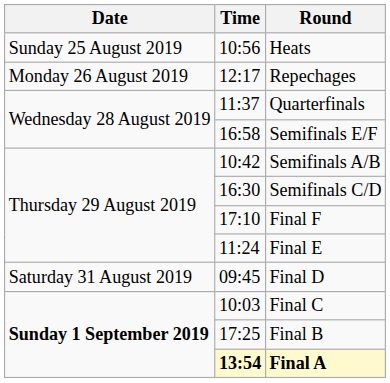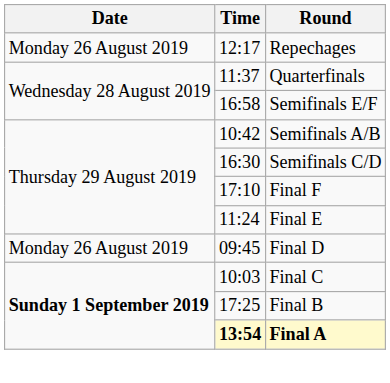- row: (290, 47)
(100, 276) Saturday 31 August 2019 -> (98, 248) Monday 26 August 2019
